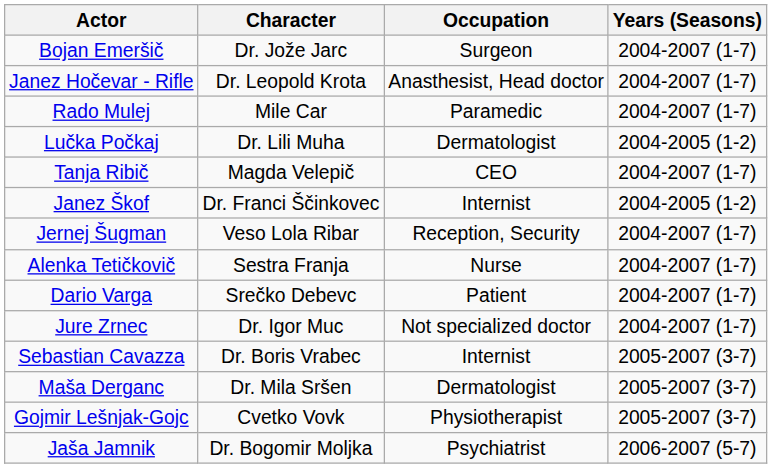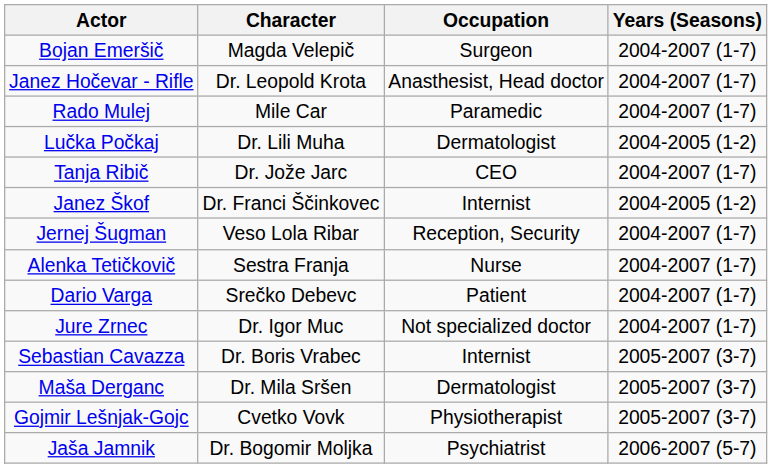(291, 51) Dr. Jože Jarc -> (291, 51) Magda Velepič
(291, 173) Magda Velepič -> (291, 173) Dr. Jože Jarc
